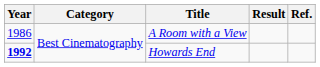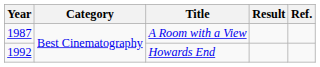(19, 33) 1986 -> (19, 33) 1987
(19, 52) bold -> (19, 52) normal
